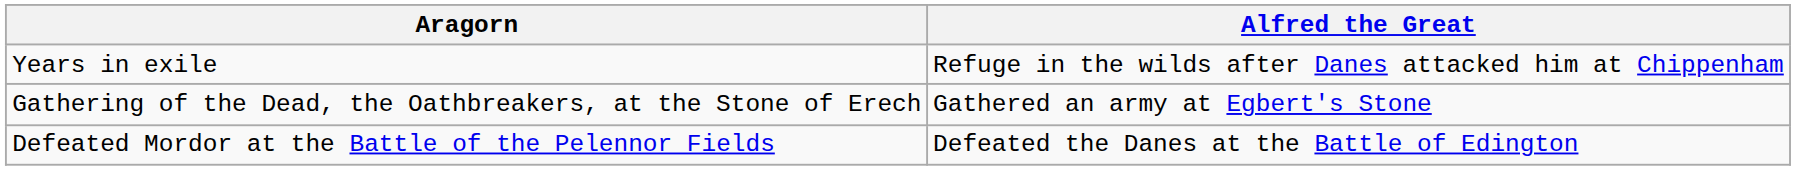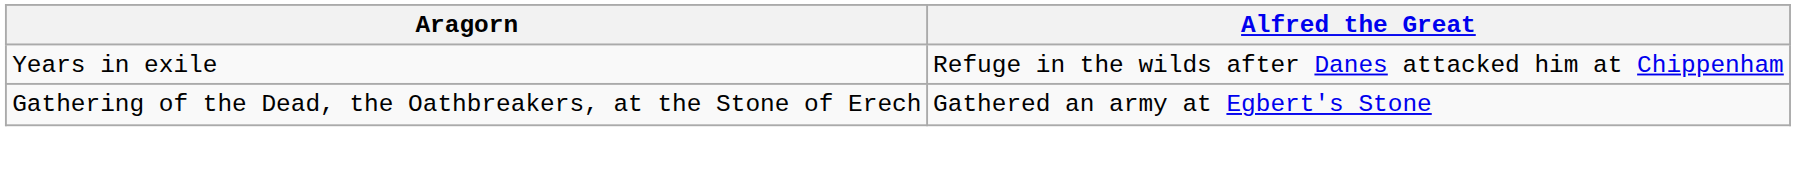- row: (393, 144)
